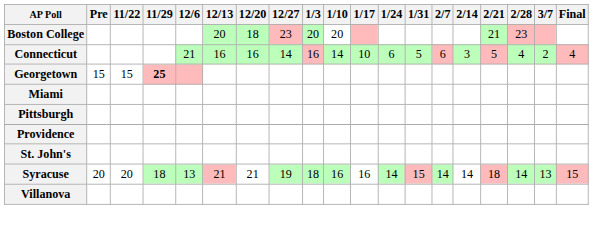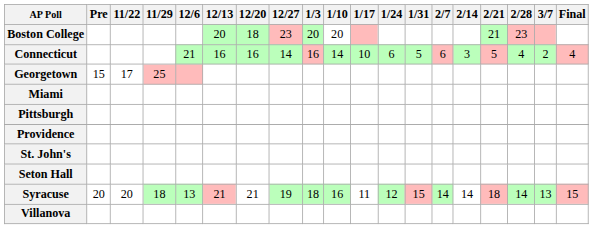(127, 74) 15 -> (127, 74) 17
(159, 74) bold -> (159, 74) normal
+ row: (46, 174)
(364, 174) 16 -> (364, 194) 11
(391, 174) 14 -> (391, 194) 12
